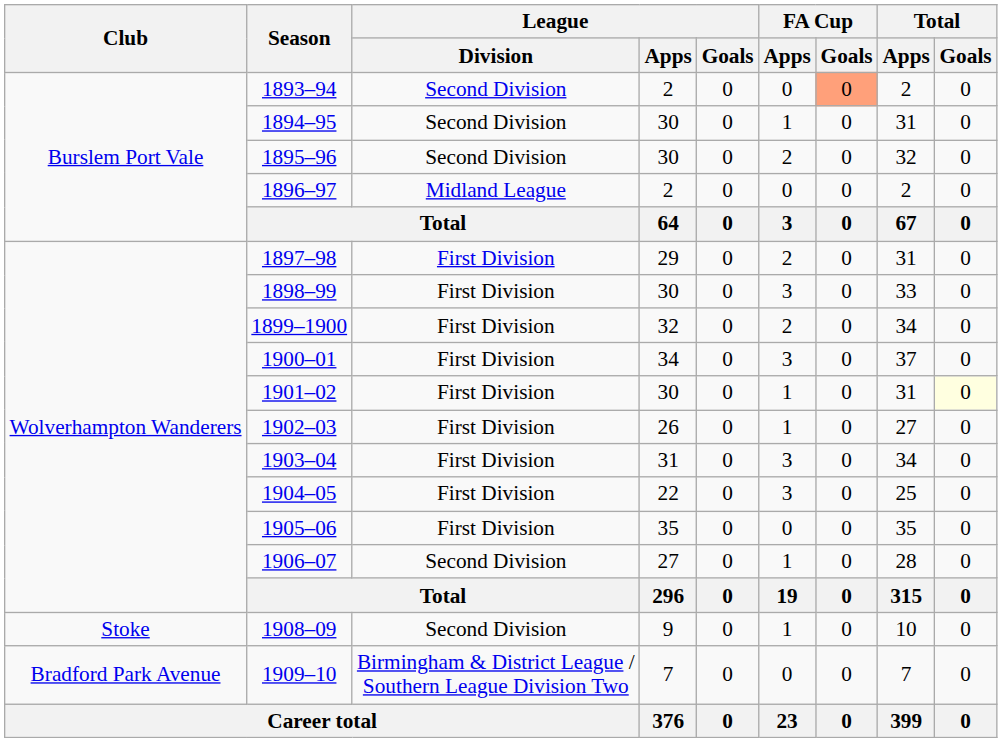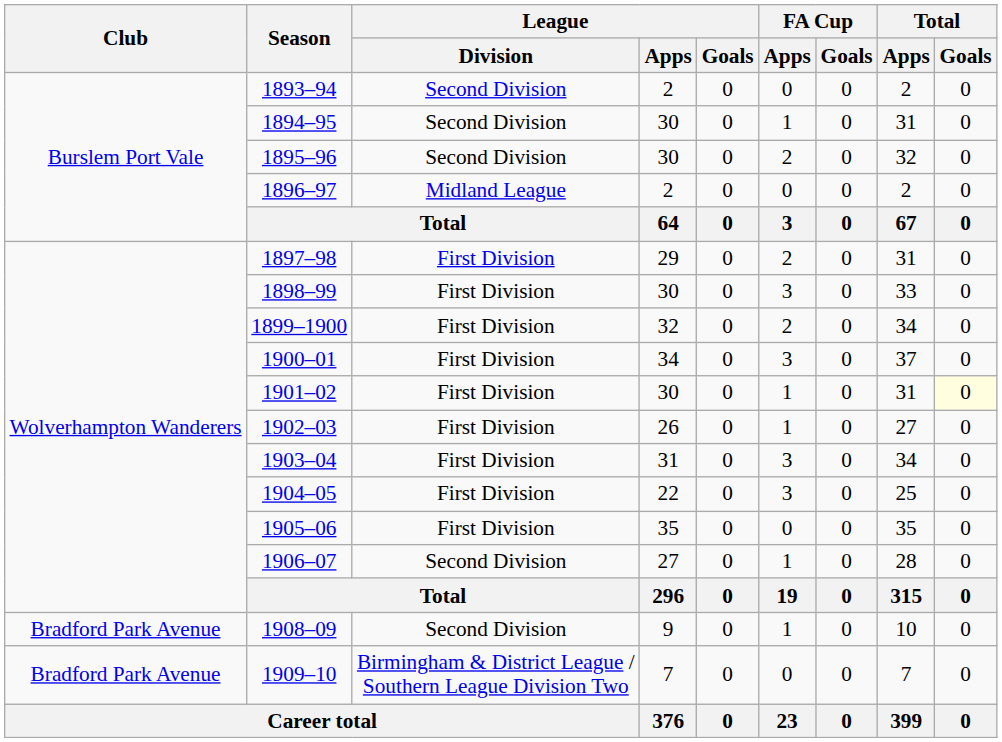(847, 88) lightsalmon background -> (847, 88) no background
(126, 628) Stoke -> (126, 628) Bradford Park Avenue
